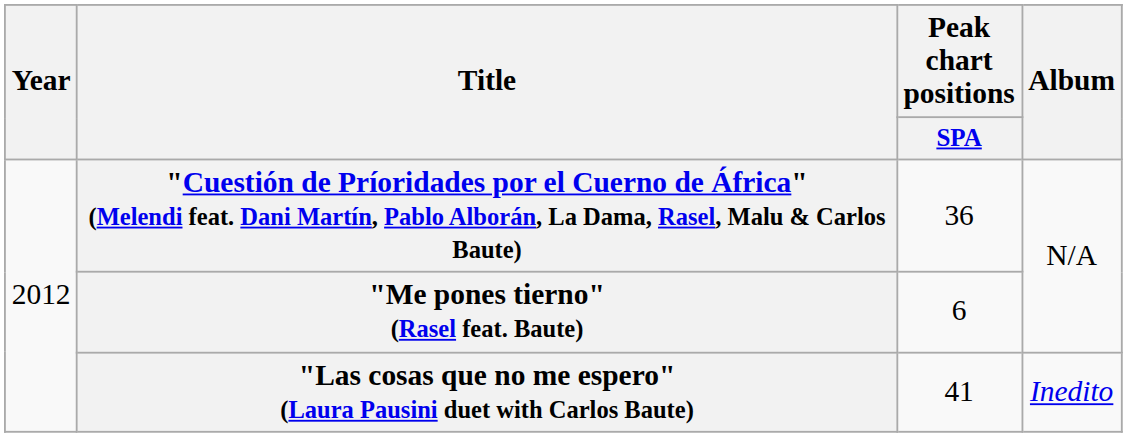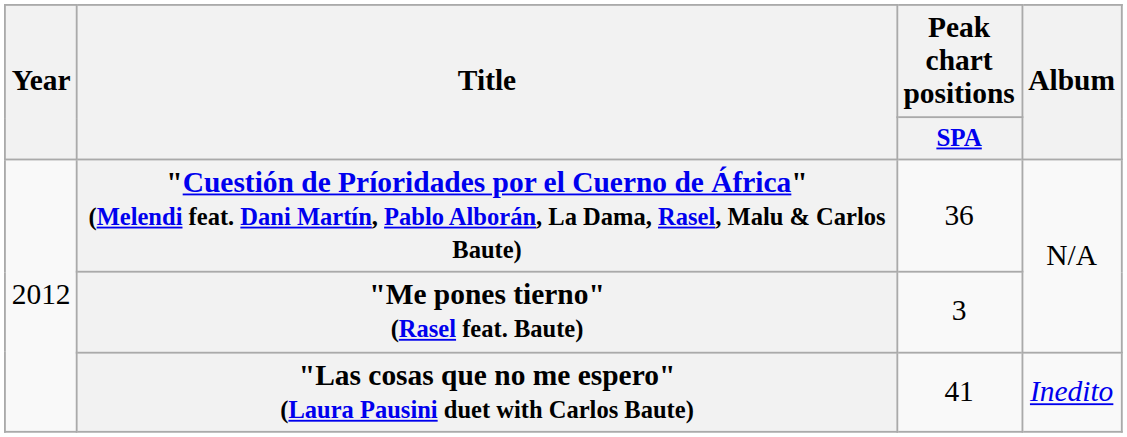(959, 311) 6 -> (959, 311) 3
